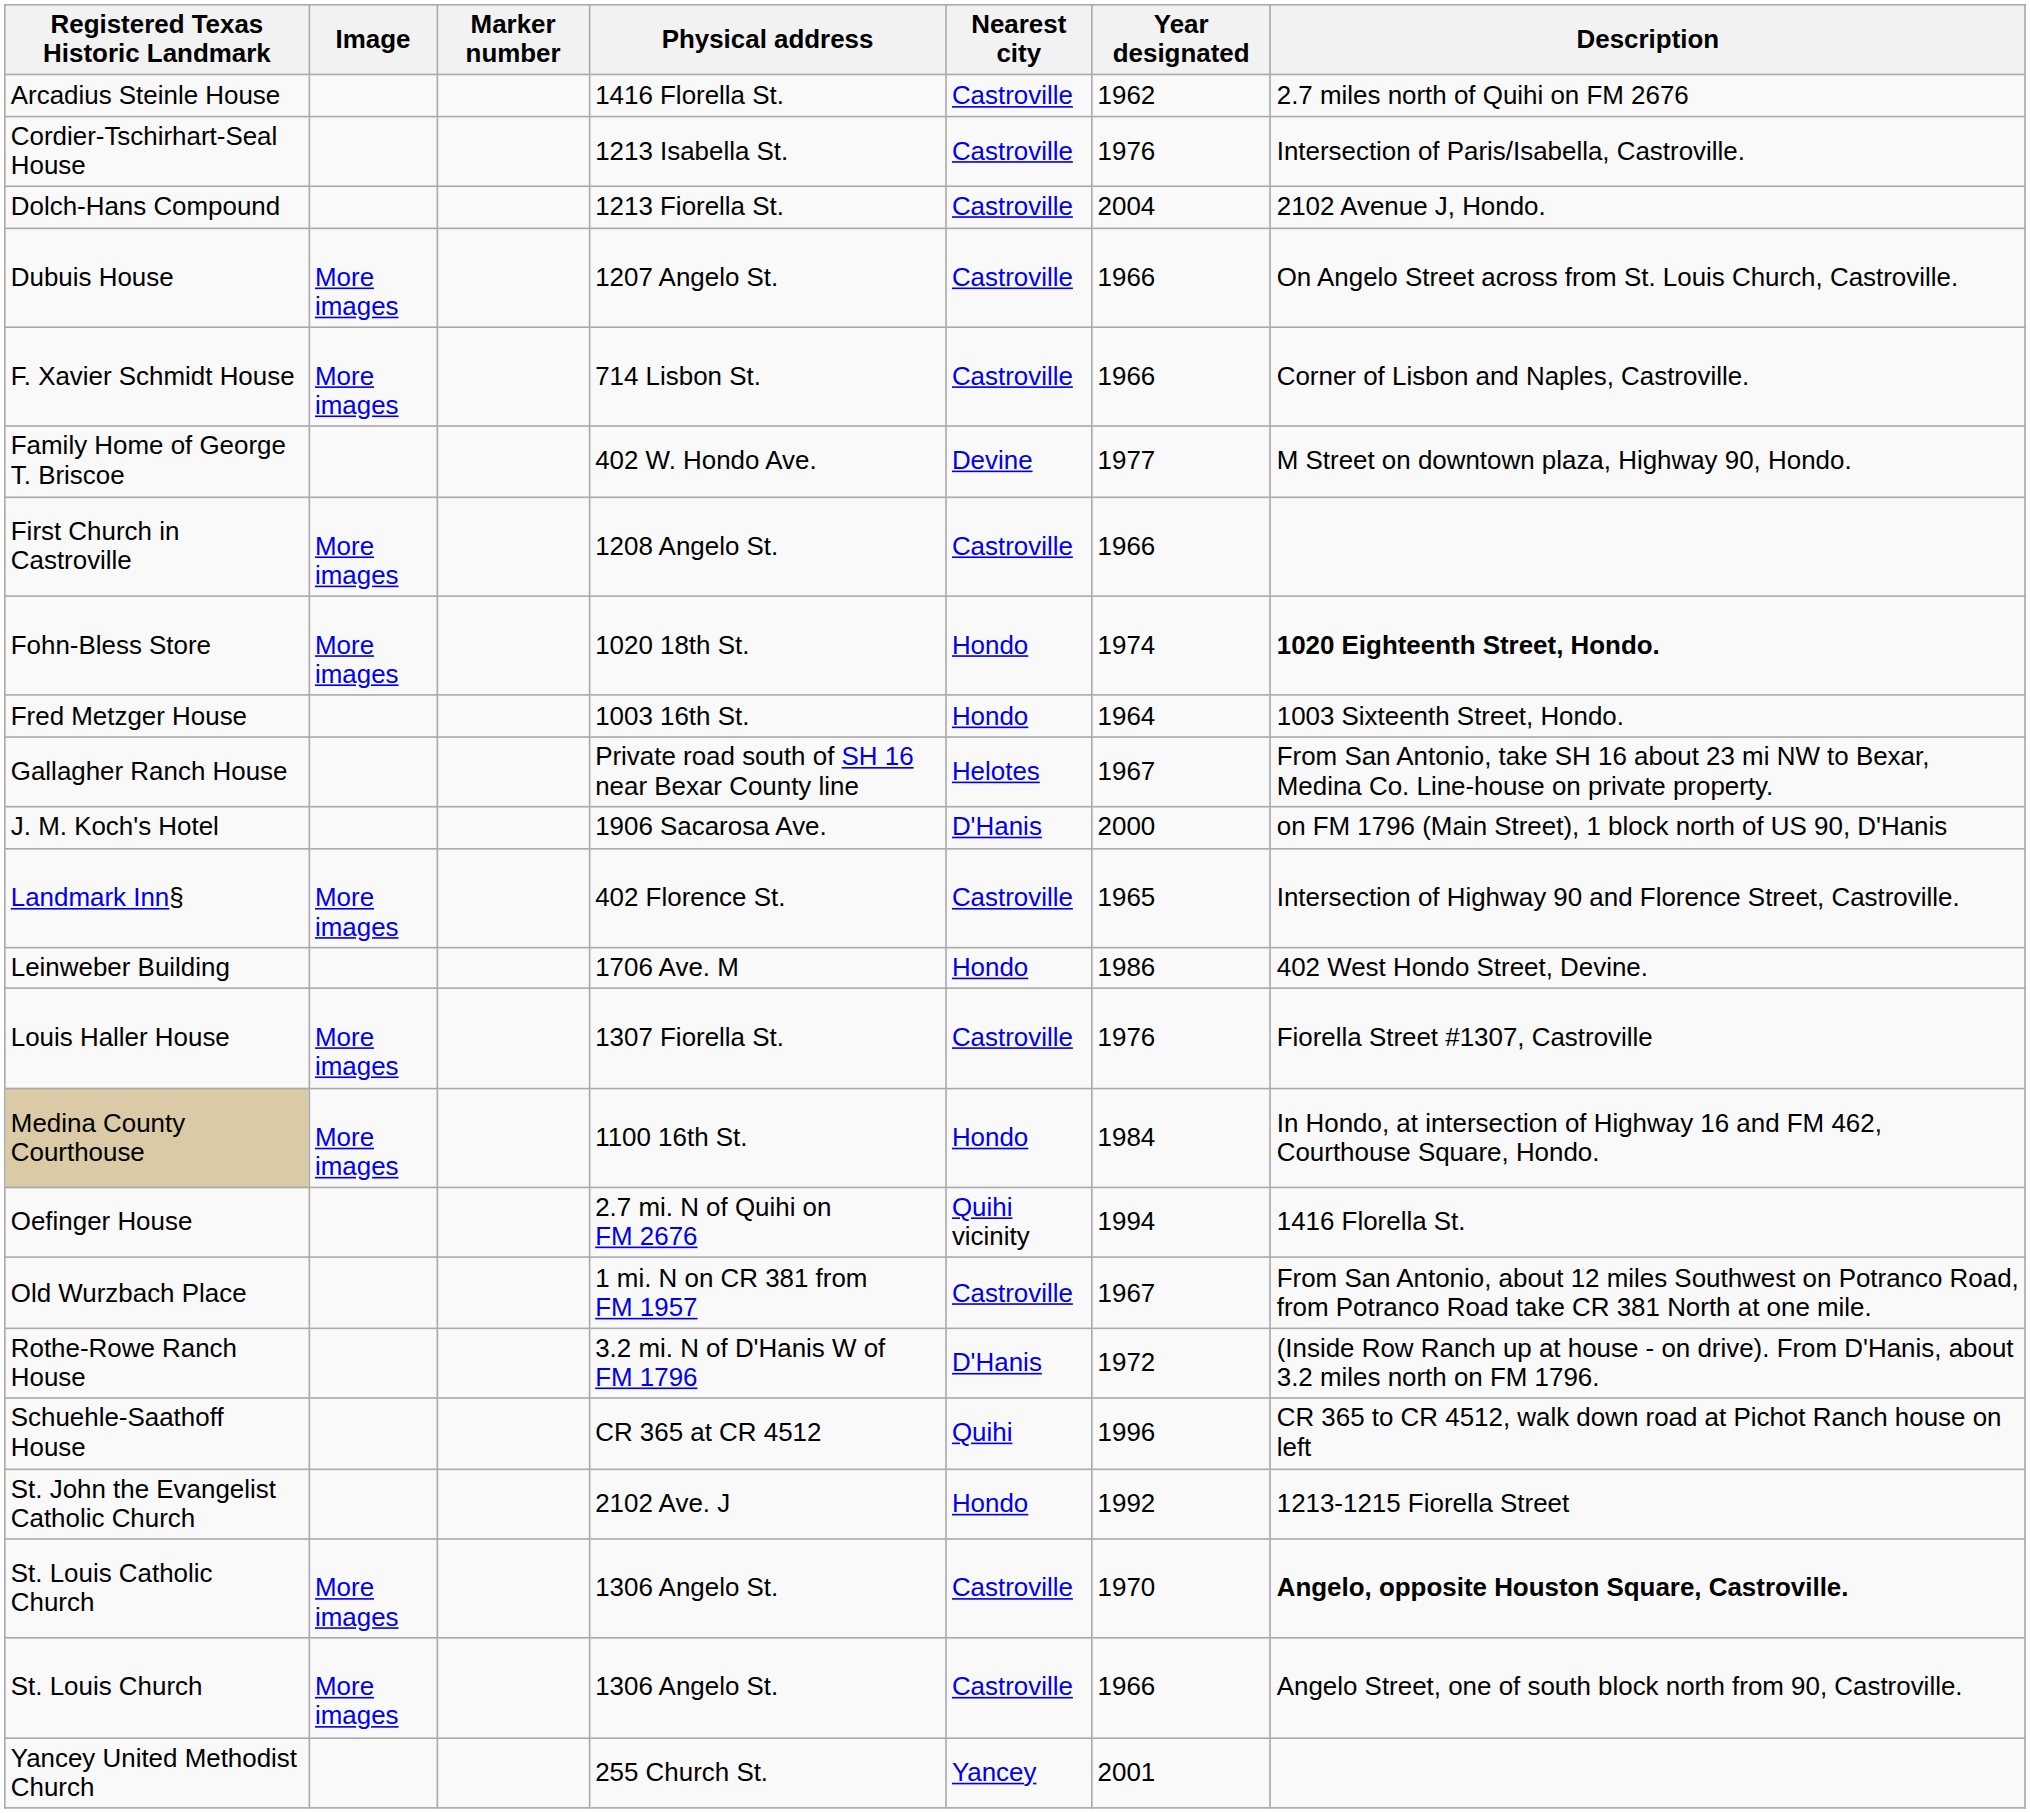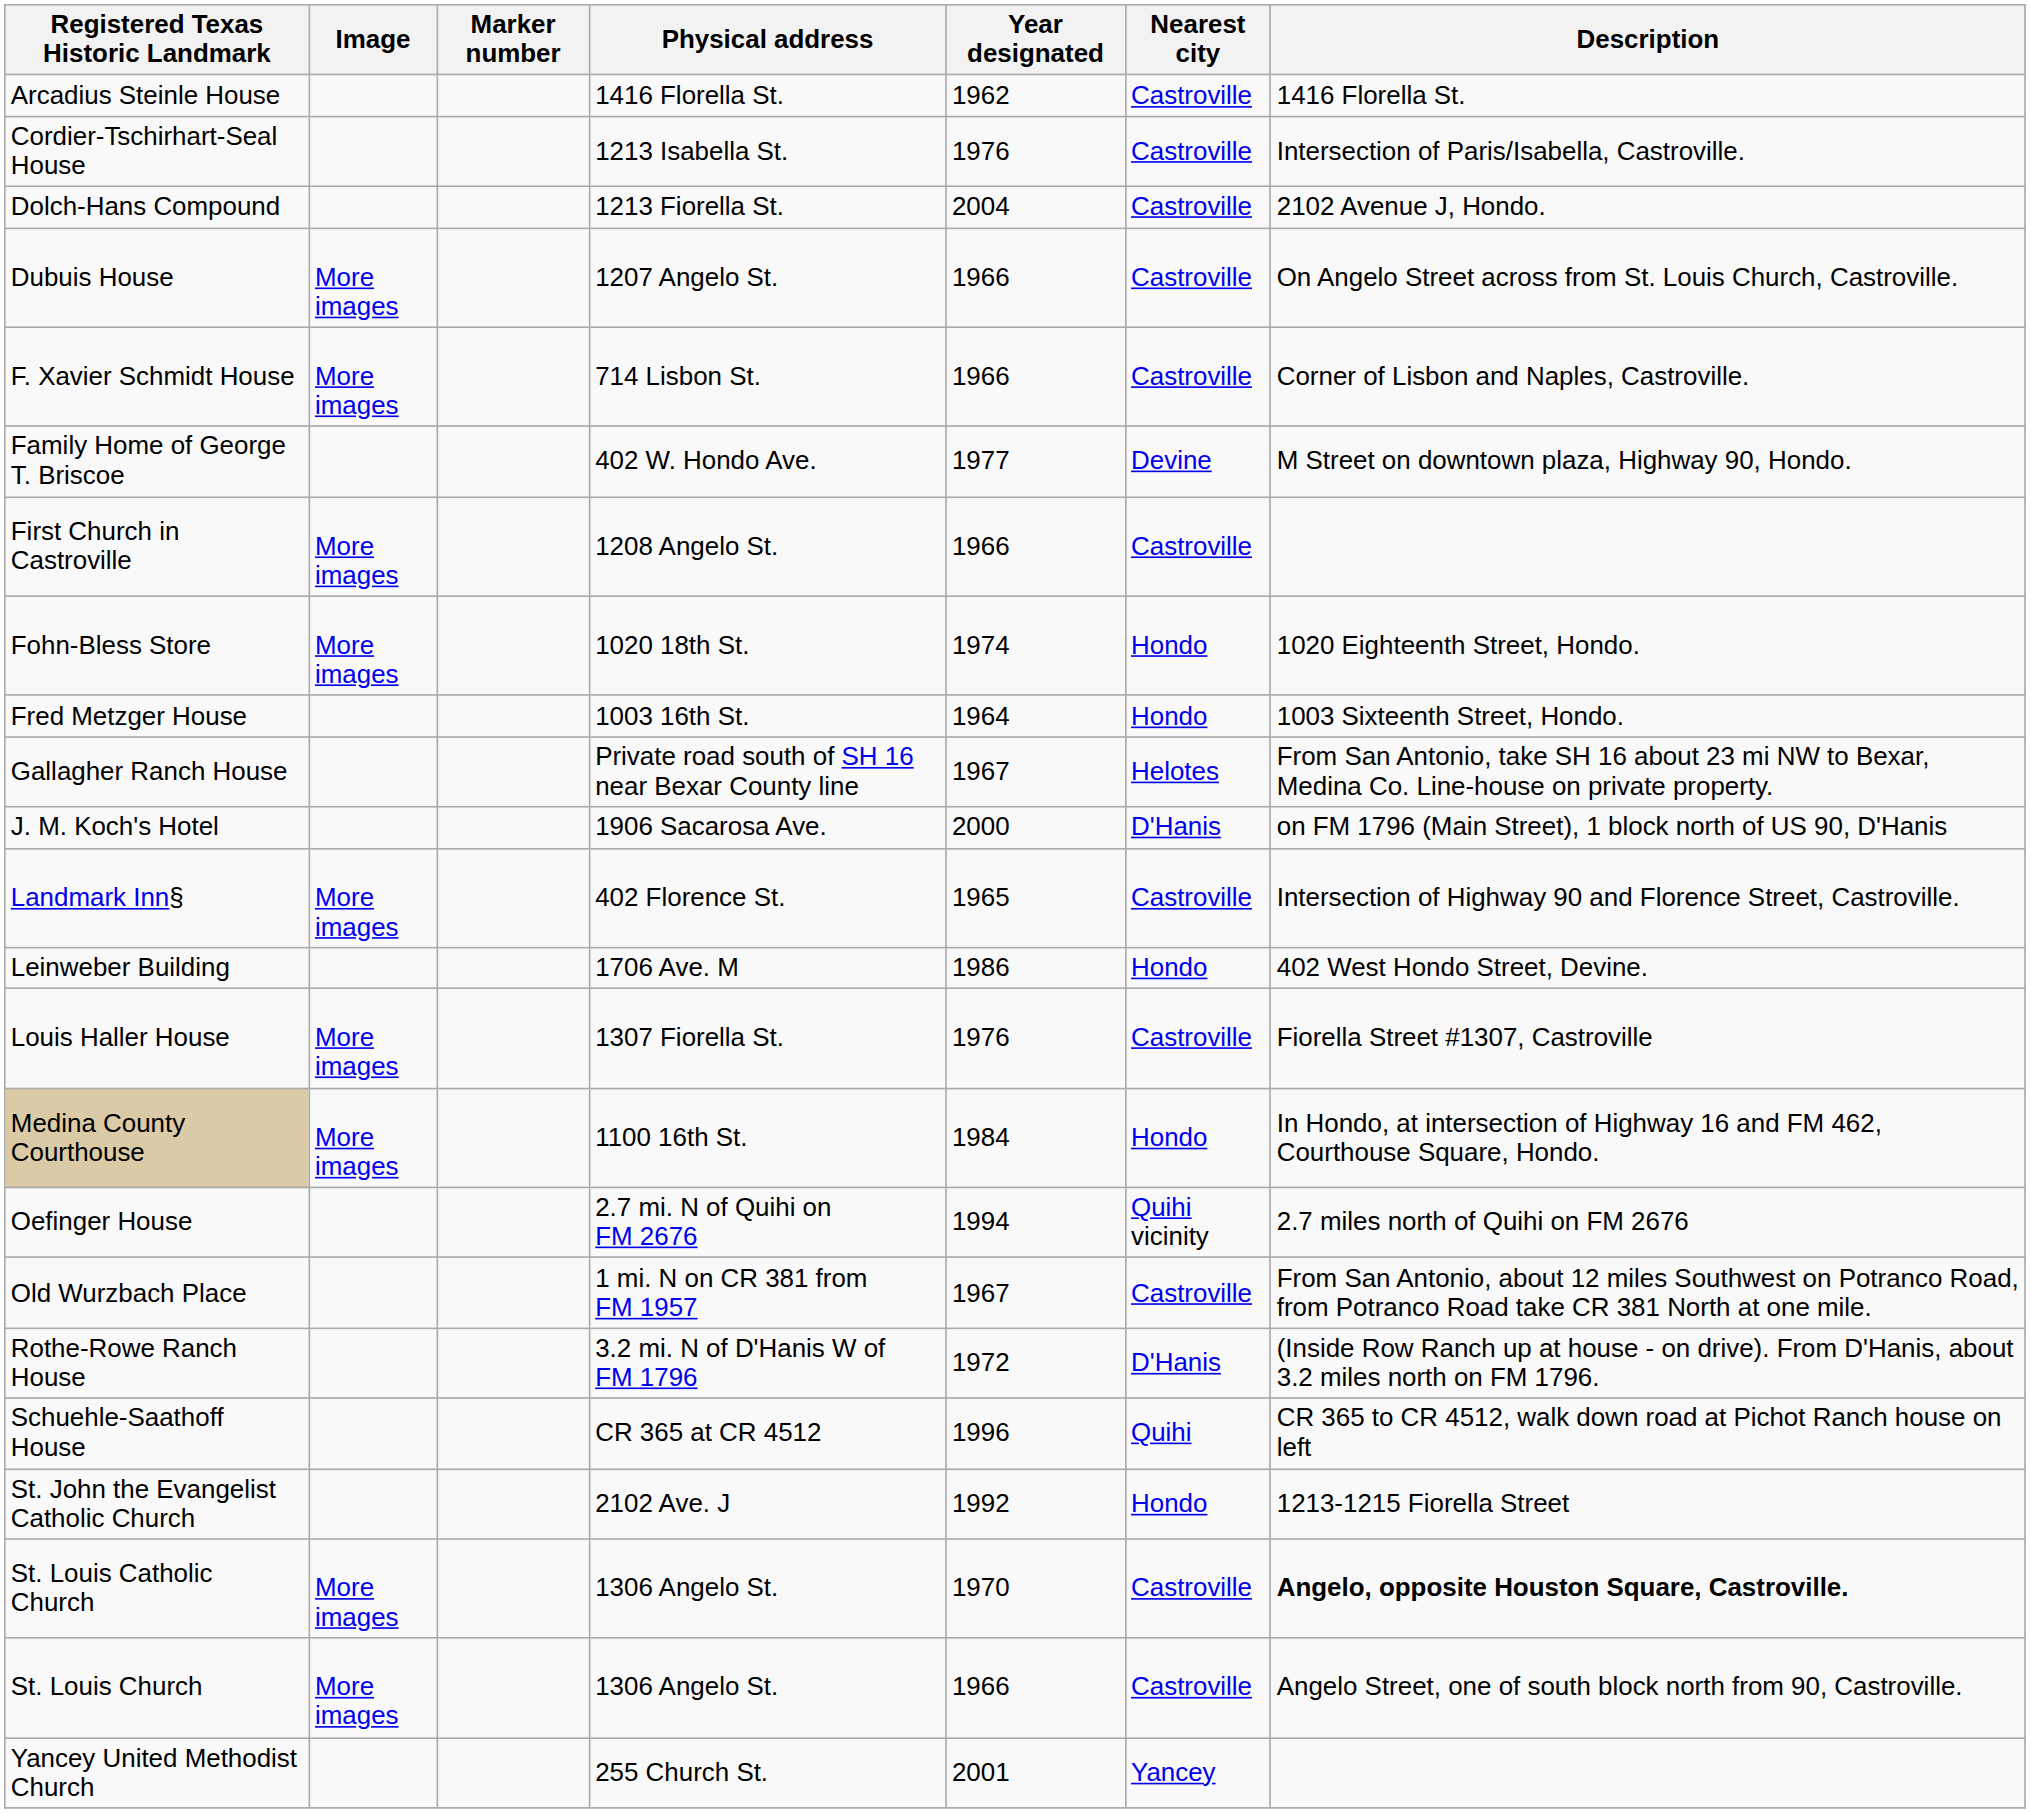columns swapped: (1019, 39) <-> (1181, 39)
(1483, 95) 2.7 miles north of Quihi on FM 2676 -> (1371, 95) 1416 Florella St.
(1468, 645) bold -> (1458, 645) normal
(1371, 1222) 1416 Florella St. -> (1483, 1222) 2.7 miles north of Quihi on FM 2676
